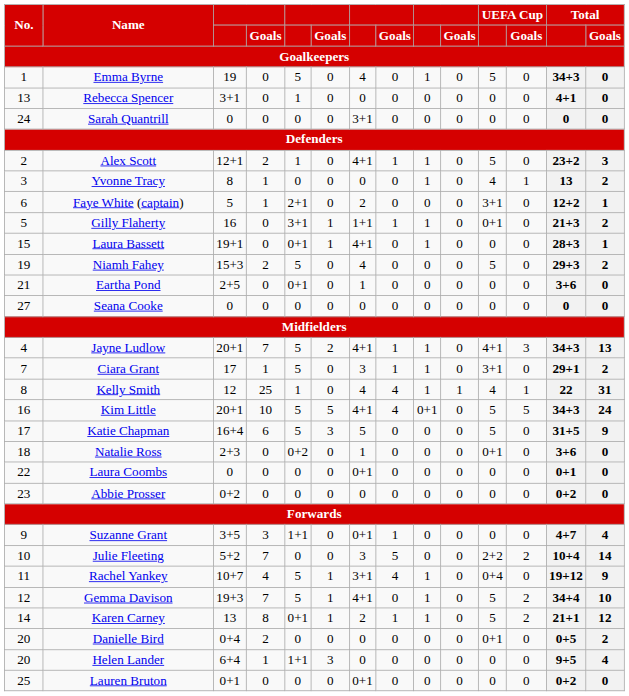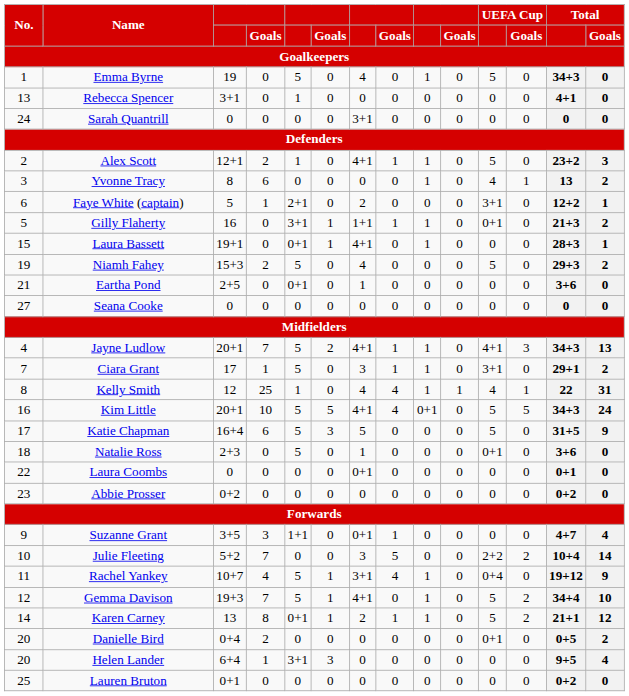(266, 181) 1 -> (266, 181) 6
(298, 451) 0+2 -> (298, 451) 5
(298, 659) 1+1 -> (298, 659) 3+1
(363, 680) 0+1 -> (363, 680) 0
